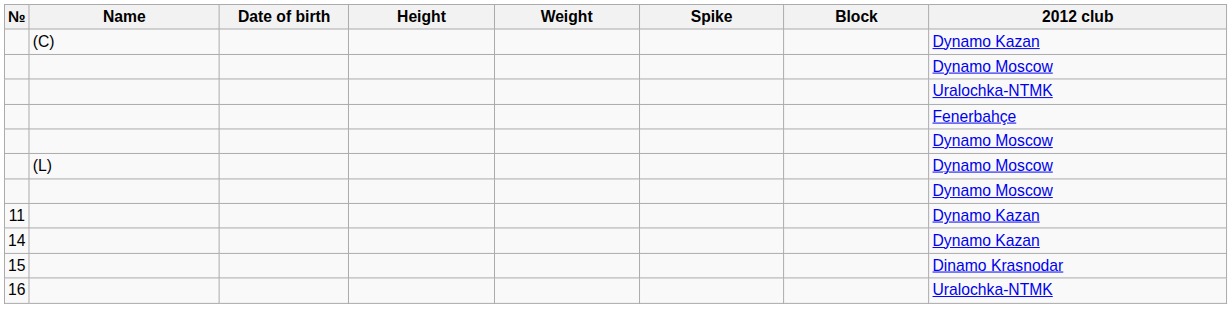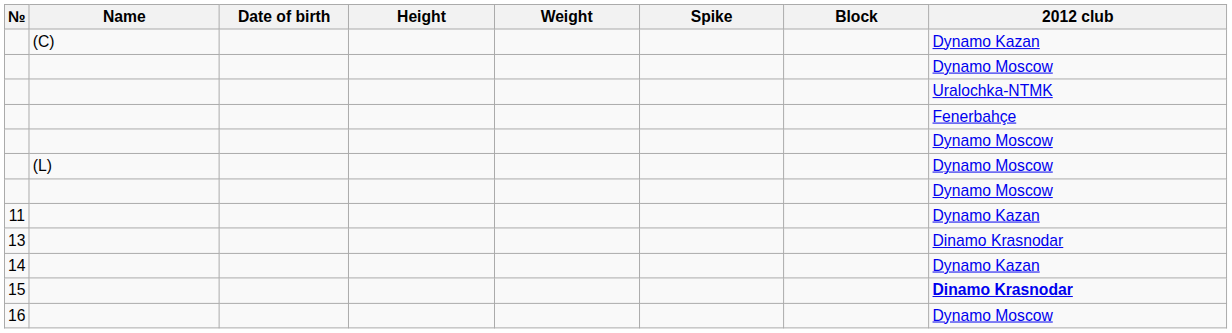+ row: (17, 240)
(998, 265) normal -> (1003, 290) bold
(993, 290) Uralochka-NTMK -> (993, 315) Dynamo Moscow
